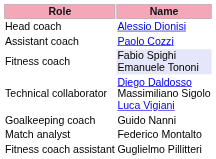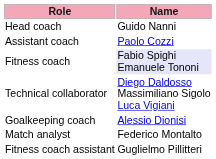(152, 26) Alessio Dionisi -> (147, 26) Guido Nanni
(147, 120) Guido Nanni -> (152, 120) Alessio Dionisi
